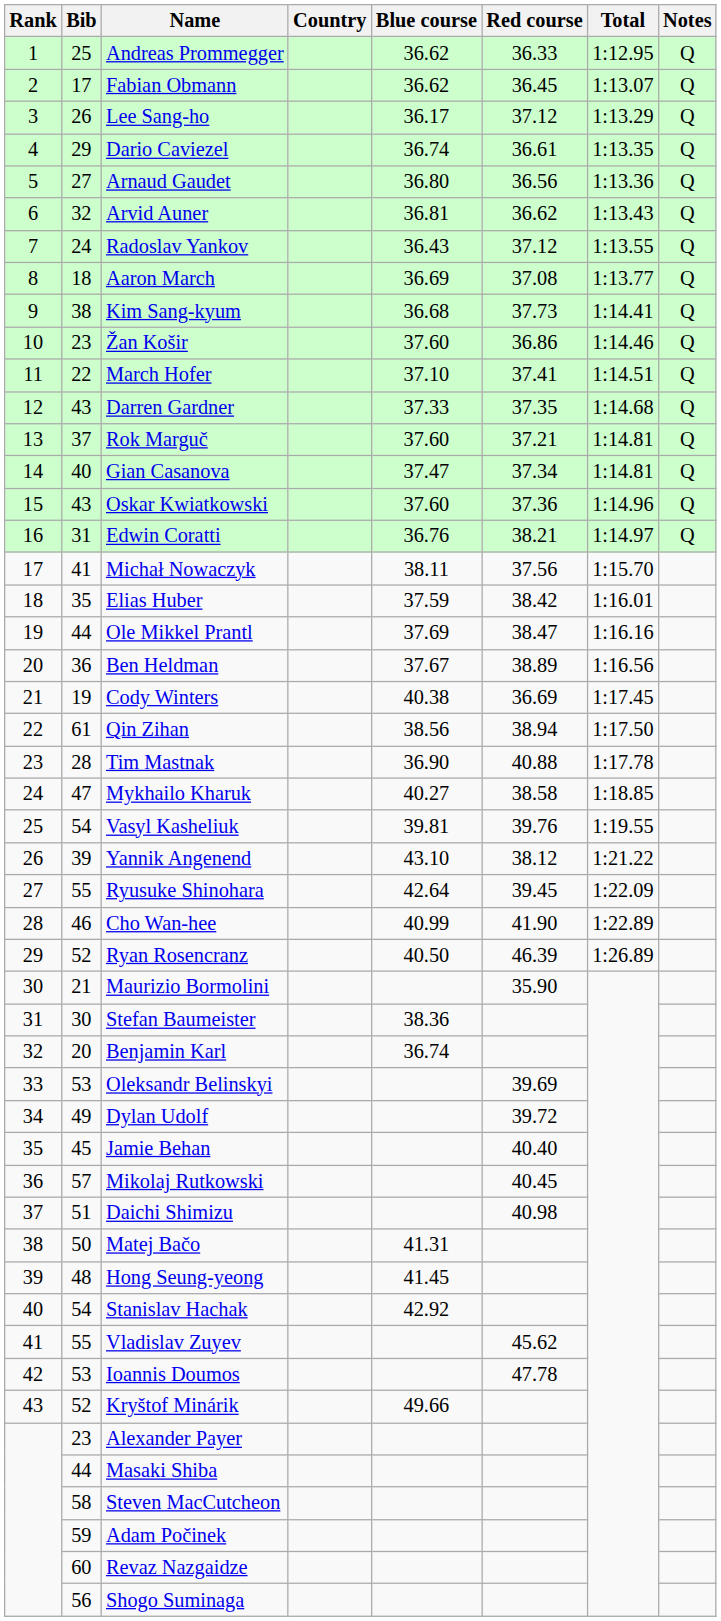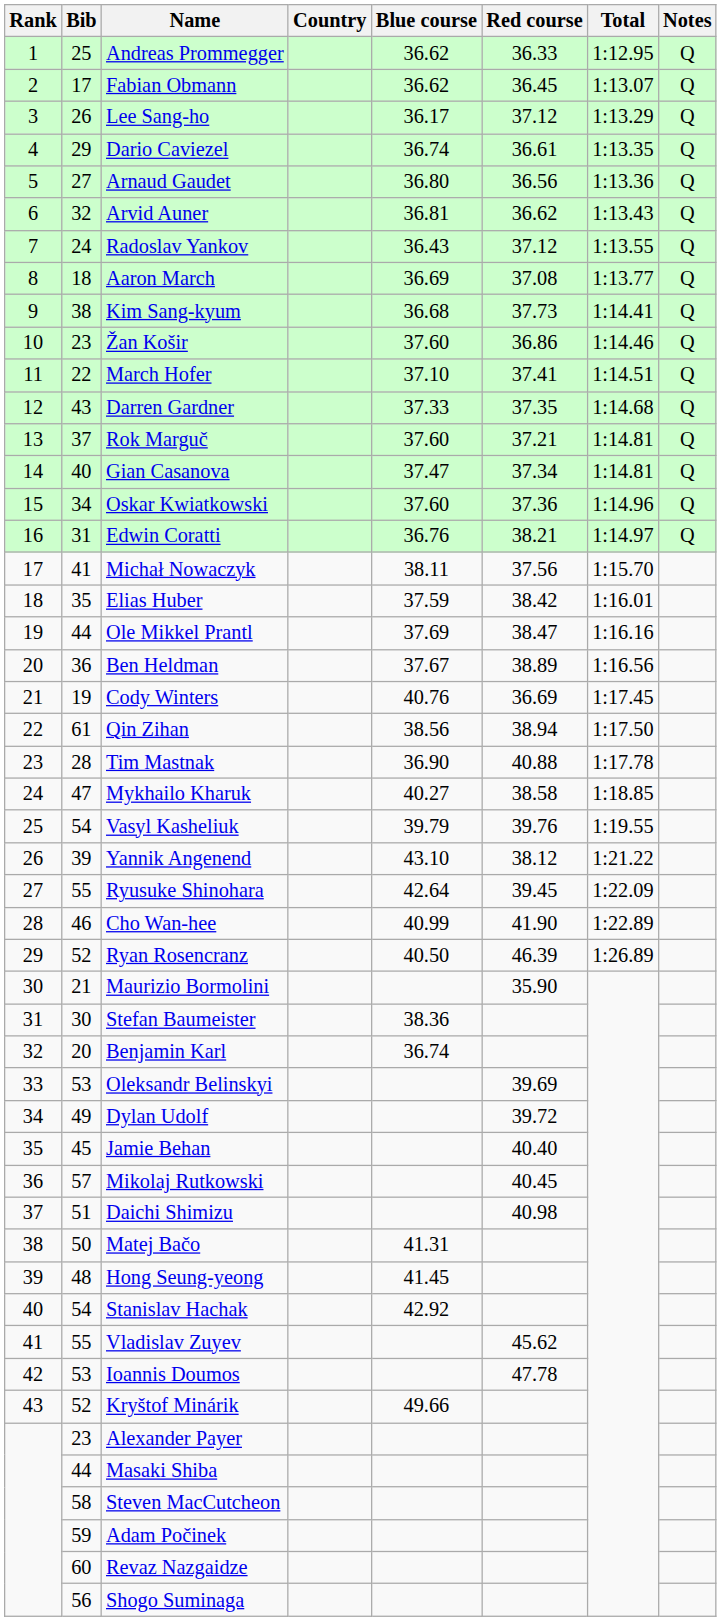(81, 504) 43 -> (81, 504) 34
(426, 697) 40.38 -> (426, 697) 40.76
(426, 826) 39.81 -> (426, 826) 39.79
